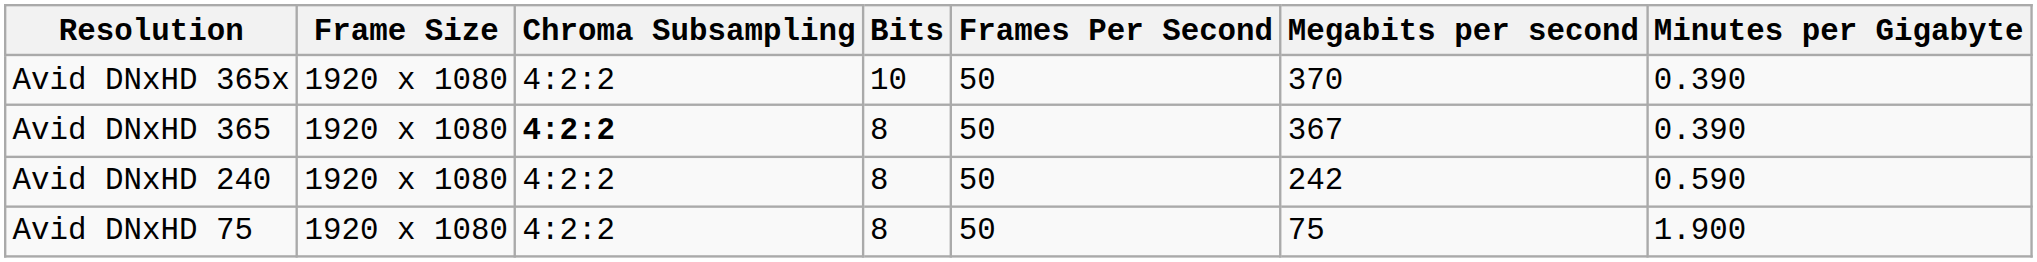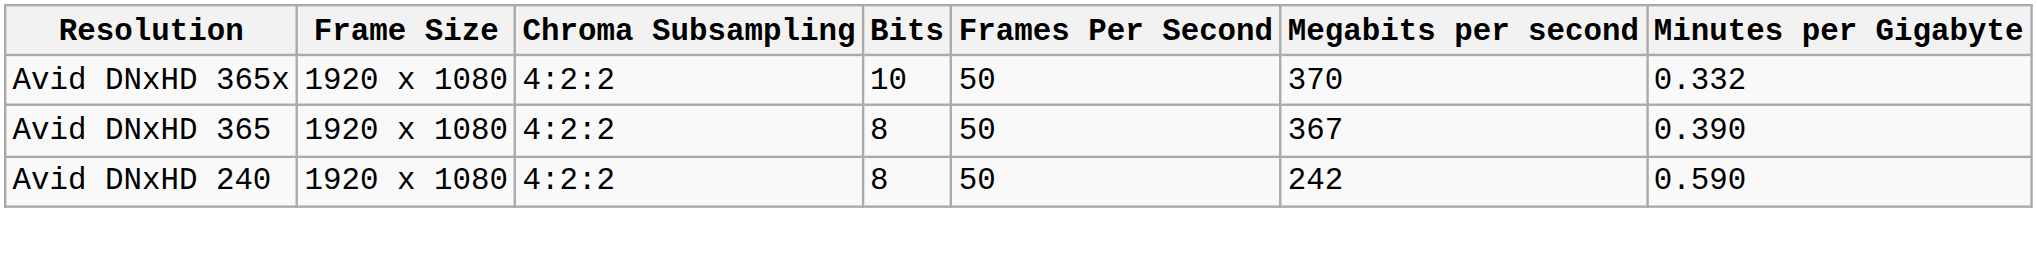(1700, 81) 0.390 -> (1700, 81) 0.332
(569, 131) bold -> (569, 131) normal
- row: (133, 231)
